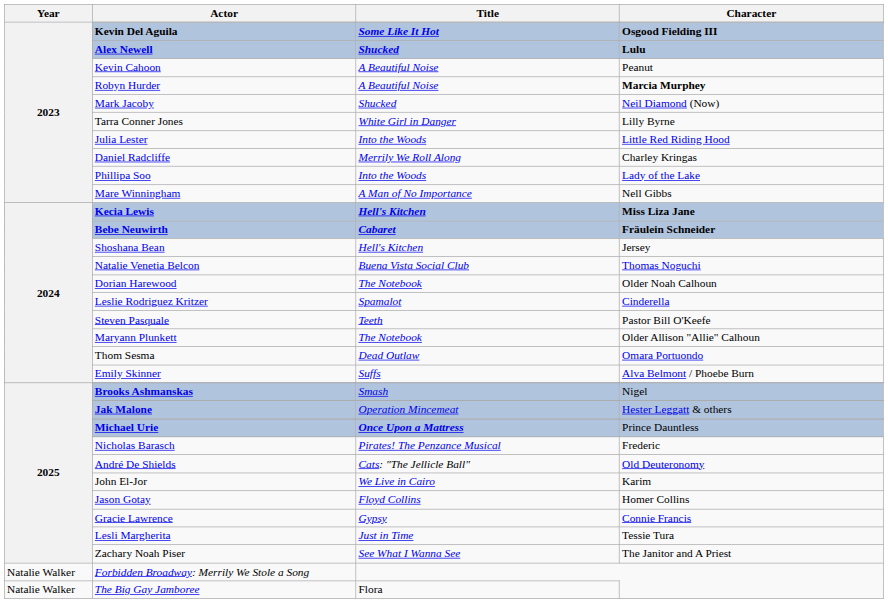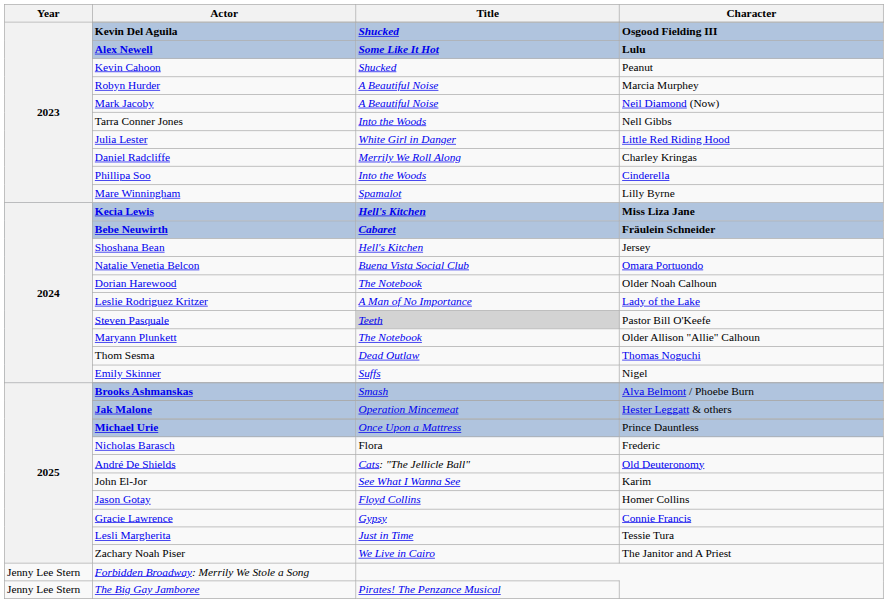(399, 31) Some Like It Hot -> (379, 31) Shucked
(379, 49) Shucked -> (399, 49) Some Like It Hot
(398, 67) A Beautiful Noise -> (377, 67) Shucked
(664, 85) bold -> (660, 85) normal
(377, 103) Shucked -> (398, 103) A Beautiful Noise
(407, 121) White Girl in Danger -> (392, 121) Into the Woods
(648, 121) Lilly Byrne -> (647, 121) Nell Gibbs
(392, 139) Into the Woods -> (407, 139) White Girl in Danger
(661, 175) Lady of the Lake -> (646, 175) Cinderella
(415, 193) A Man of No Importance -> (380, 193) Spamalot
(647, 193) Nell Gibbs -> (648, 193) Lilly Byrne
(661, 265) Thomas Noguchi -> (663, 265) Omara Portuondo
(380, 301) Spamalot -> (415, 301) A Man of No Importance
(646, 301) Cinderella -> (661, 301) Lady of the Lake
(371, 319) no background -> (371, 319) lightgrey background
(663, 355) Omara Portuondo -> (661, 355) Thomas Noguchi
(688, 373) Alva Belmont / Phoebe Burn -> (635, 373) Nigel
(635, 391) Nigel -> (688, 391) Alva Belmont / Phoebe Burn
(411, 427) bold -> (410, 427) normal
(430, 445) Pirates! The Penzance Musical -> (370, 445) Flora
(397, 481) We Live in Cairo -> (409, 481) See What I Wanna See
(409, 553) See What I Wanna See -> (397, 553) We Live in Cairo
(41, 572) Natalie Walker -> (44, 572) Jenny Lee Stern
(41, 590) Natalie Walker -> (44, 590) Jenny Lee Stern
(370, 590) Flora -> (430, 590) Pirates! The Penzance Musical
